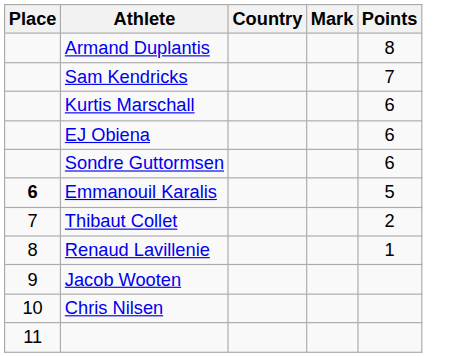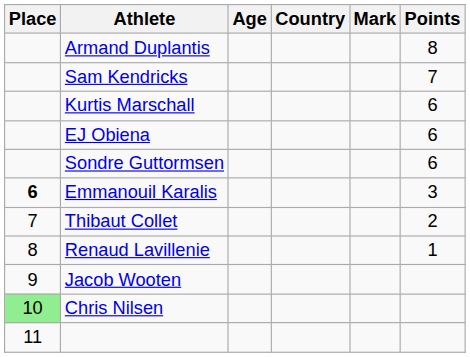+ column: (250, 18)
(390, 192) 5 -> (432, 192) 3
(33, 308) no background -> (33, 308) lightgreen background
